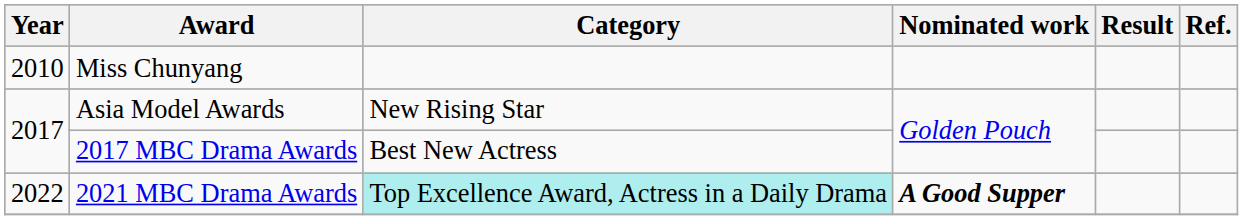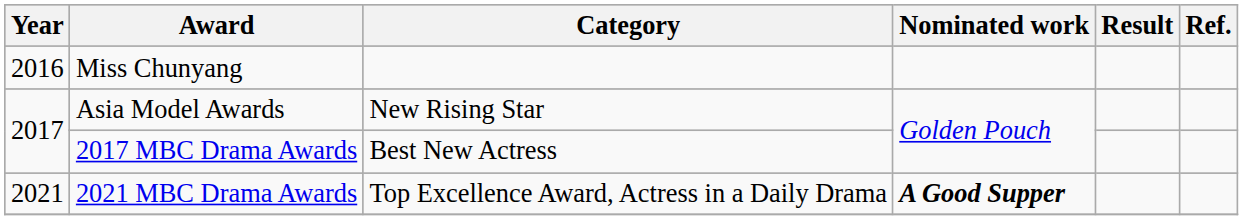(37, 67) 2010 -> (37, 67) 2016
(37, 192) 2022 -> (37, 192) 2021
(628, 192) paleturquoise background -> (628, 192) no background
